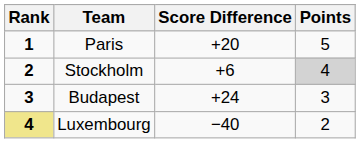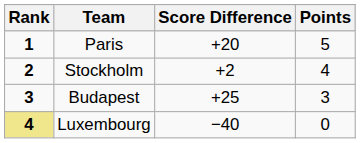(225, 71) +6 -> (225, 71) +2
(325, 71) lightgrey background -> (325, 71) no background
(225, 97) +24 -> (225, 97) +25
(325, 124) 2 -> (325, 124) 0
